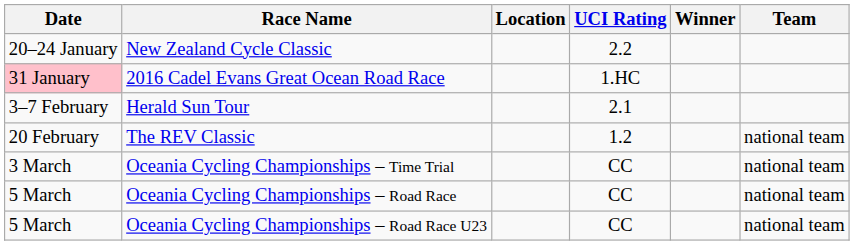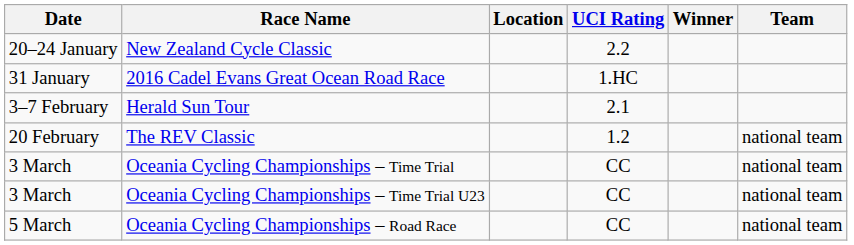(49, 78) pink background -> (49, 78) no background
+ row: (305, 195)
- row: (307, 225)
